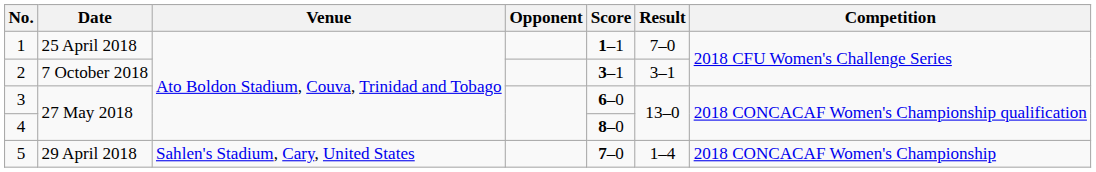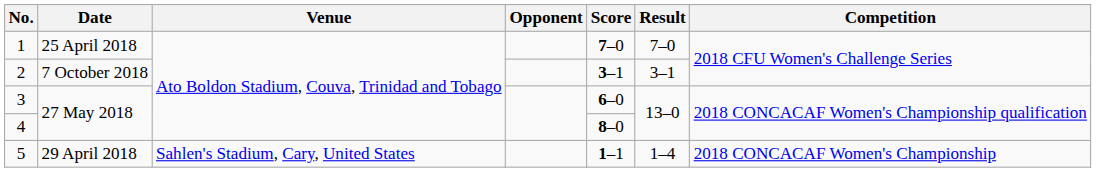(611, 45) 1–1 -> (611, 45) 7–0
(611, 153) 7–0 -> (611, 153) 1–1
